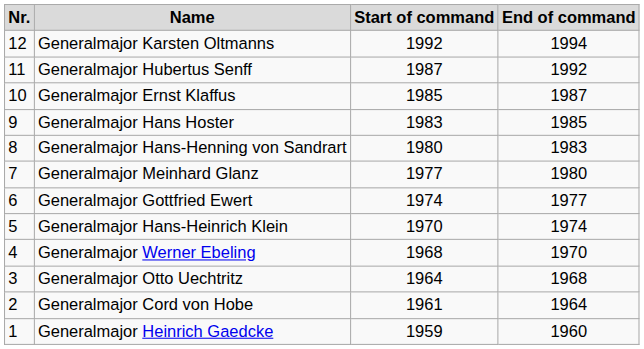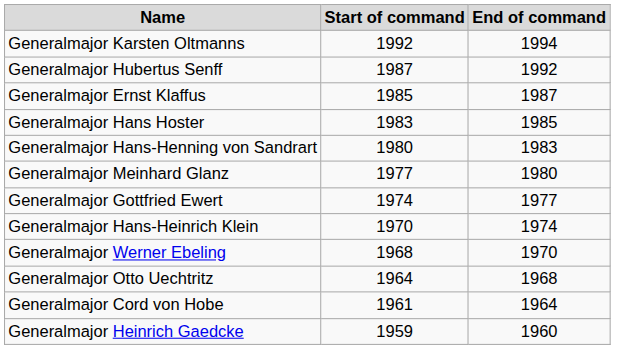- column: (19, 17)
